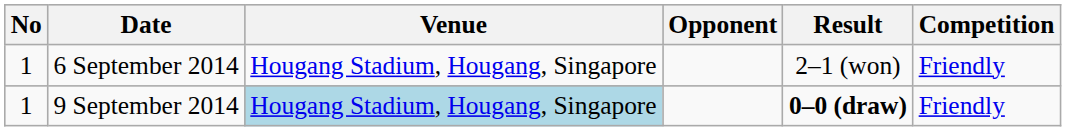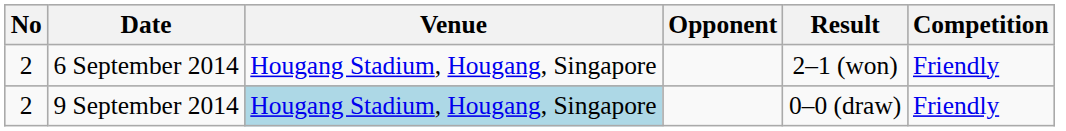(26, 65) 1 -> (26, 65) 2
(26, 105) 1 -> (26, 105) 2
(848, 105) bold -> (845, 105) normal
